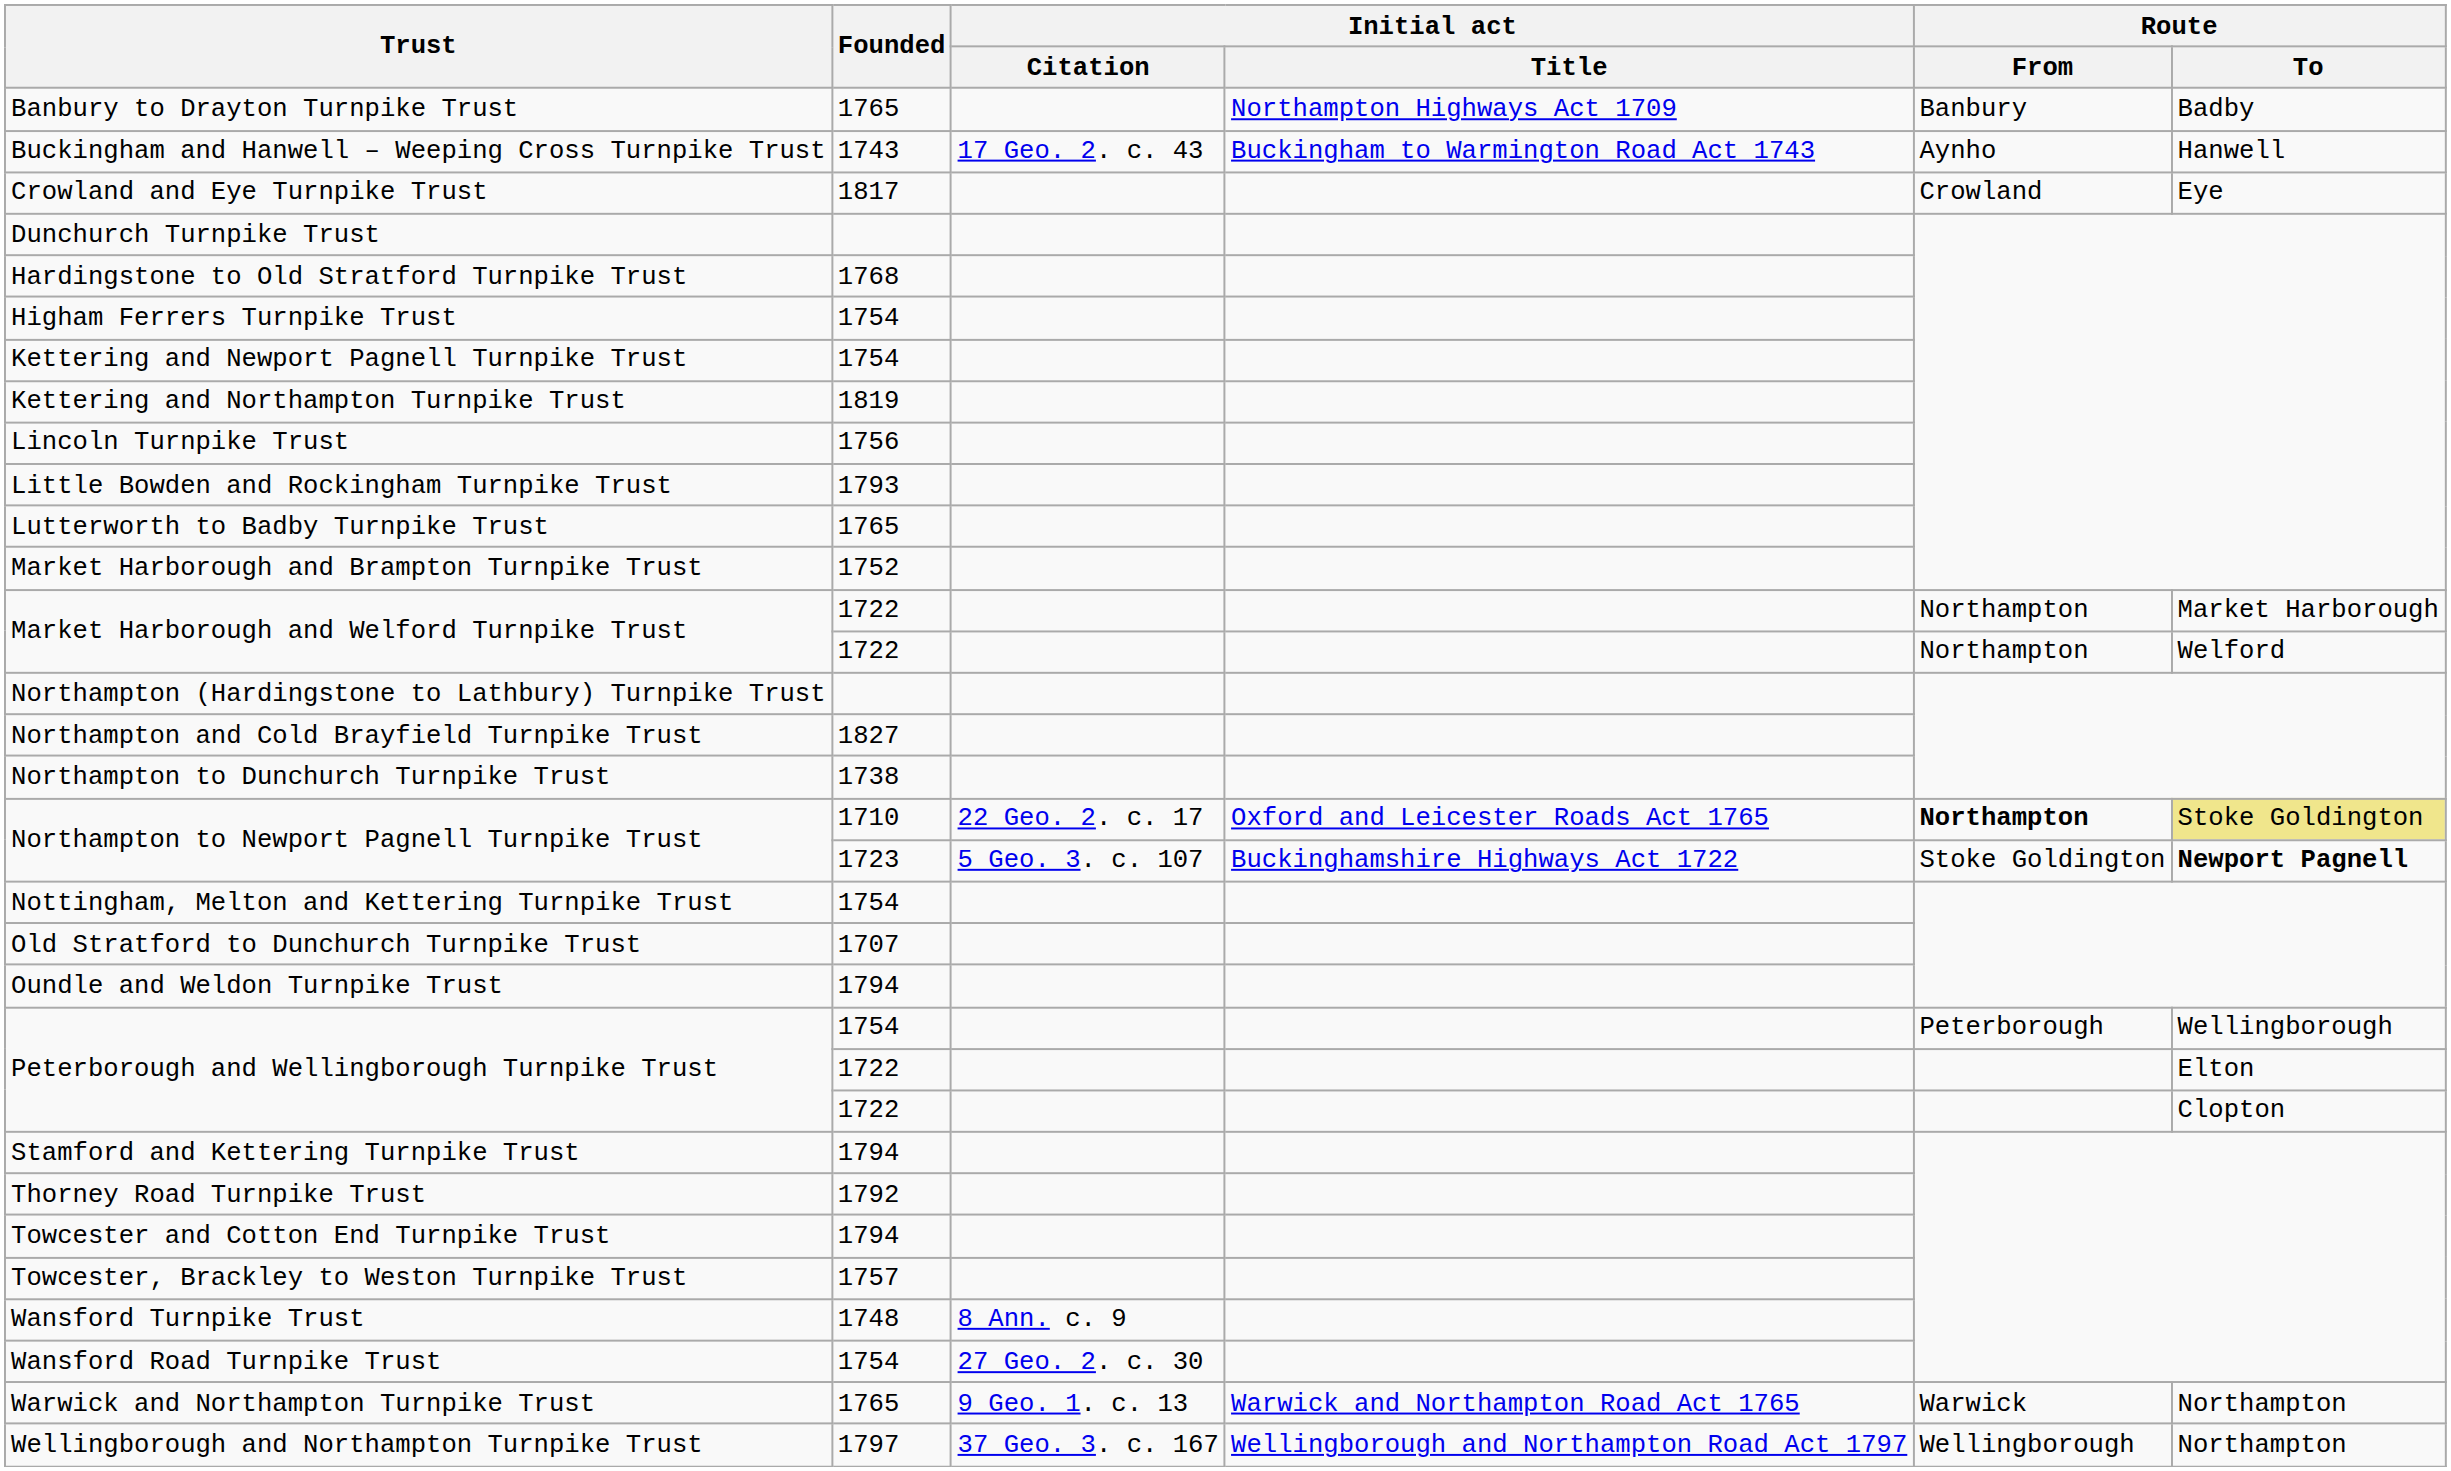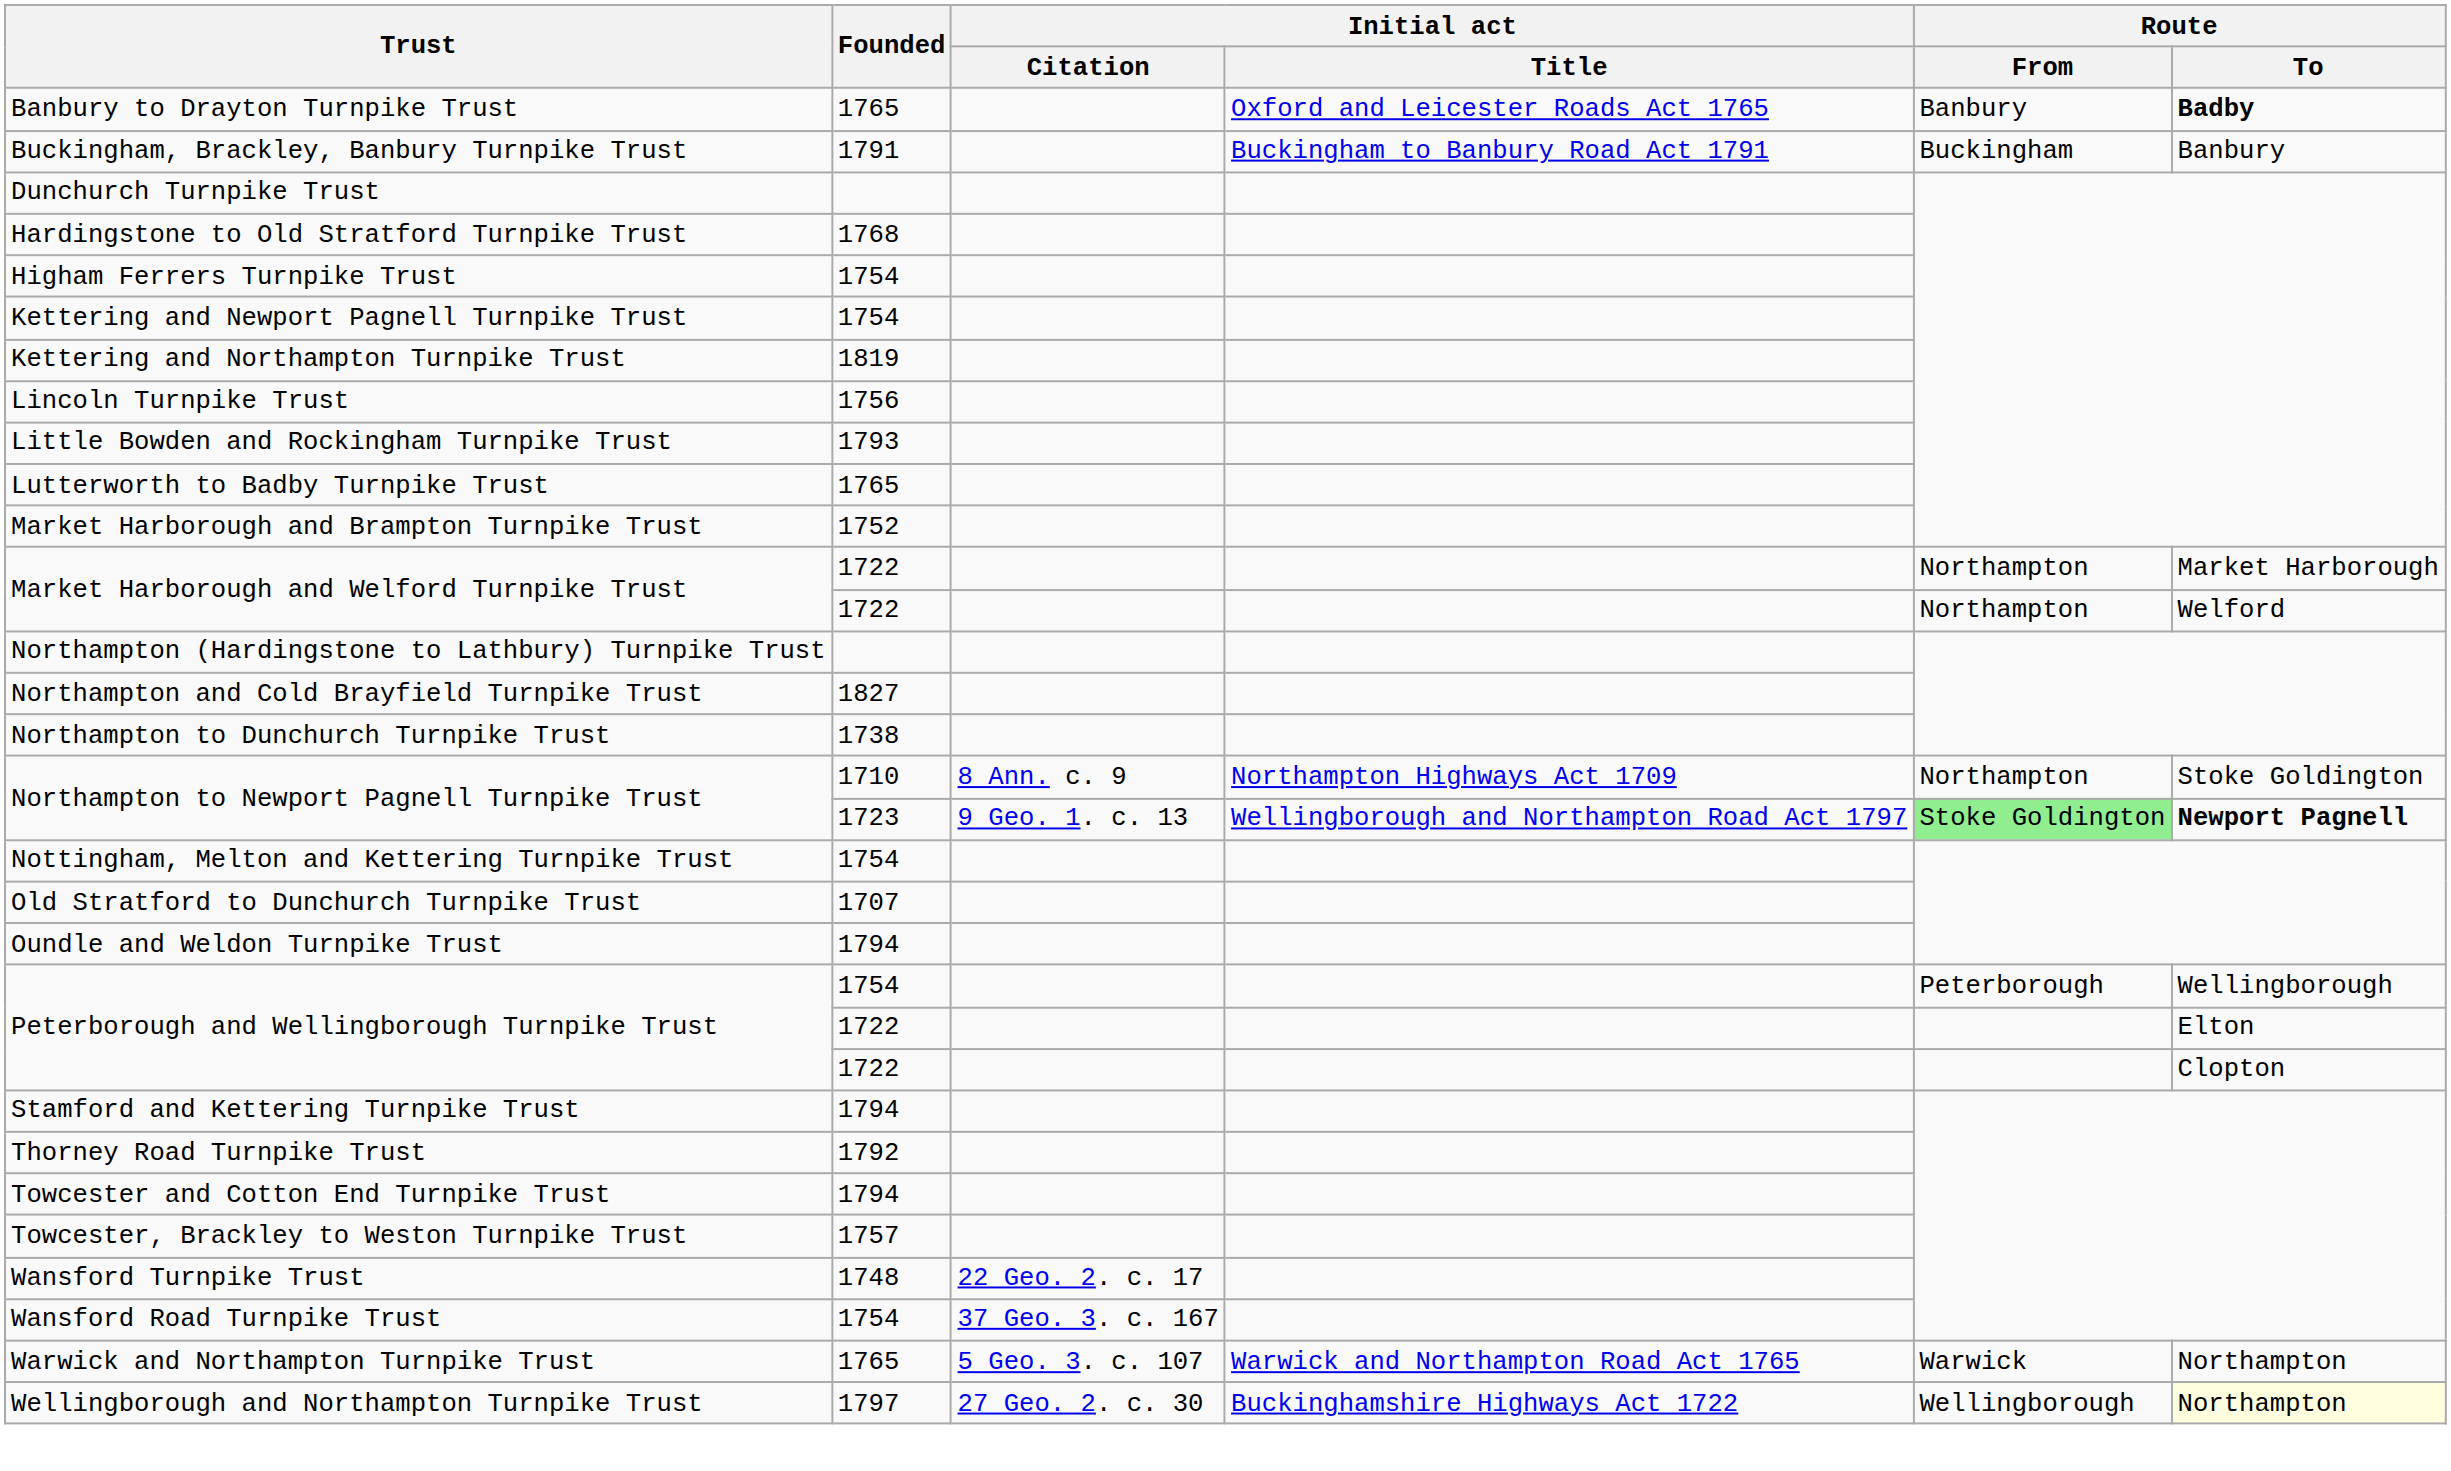(1454, 109) Northampton Highways Act 1709 -> (1500, 109) Oxford and Leicester Roads Act 1765
(2216, 109) normal -> (2216, 109) bold
- row: (418, 151)
+ row: (349, 151)
- row: (249, 193)
(1081, 819) 22 Geo. 2. c. 17 -> (1042, 777) 8 Ann. c. 9
(1500, 819) Oxford and Leicester Roads Act 1765 -> (1454, 777) Northampton Highways Act 1709
(2004, 819) bold -> (2004, 777) normal
(2301, 819) khaki background -> (2301, 777) no background
(1081, 861) 5 Geo. 3. c. 107 -> (1073, 819) 9 Geo. 1. c. 13
(1485, 861) Buckinghamshire Highways Act 1722 -> (1569, 819) Wellingborough and Northampton Road Act 1797
(2042, 861) no background -> (2042, 819) lightgreen background
(1042, 1320) 8 Ann. c. 9 -> (1081, 1278) 22 Geo. 2. c. 17
(1081, 1362) 27 Geo. 2. c. 30 -> (1088, 1320) 37 Geo. 3. c. 167
(1073, 1403) 9 Geo. 1. c. 13 -> (1081, 1362) 5 Geo. 3. c. 107
(1088, 1445) 37 Geo. 3. c. 167 -> (1081, 1403) 27 Geo. 2. c. 30
(1569, 1445) Wellingborough and Northampton Road Act 1797 -> (1485, 1403) Buckinghamshire Highways Act 1722
(2262, 1445) no background -> (2262, 1403) lightyellow background
